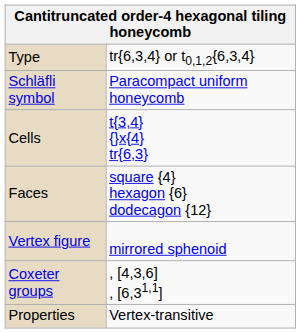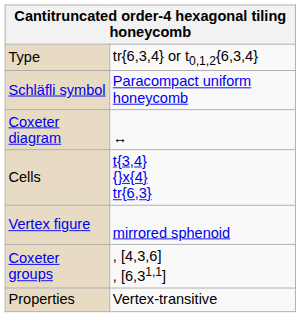+ row: (35, 129)
- row: (28, 193)
